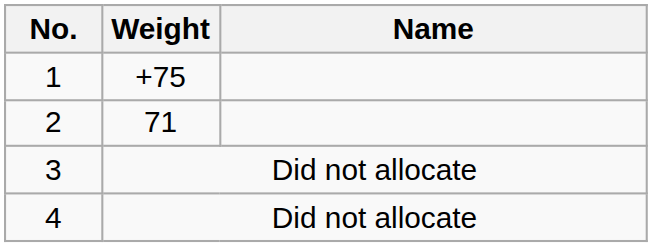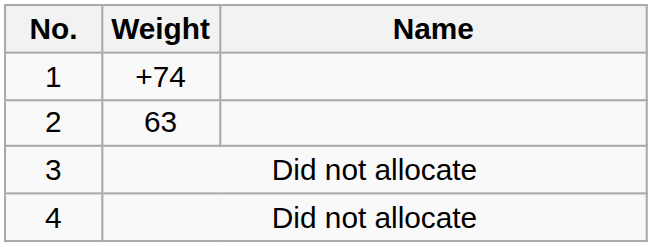(161, 76) +75 -> (161, 76) +74
(161, 123) 71 -> (161, 123) 63
